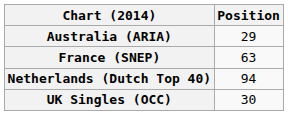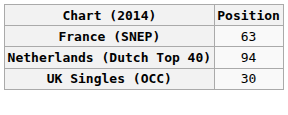- row: (109, 36)
